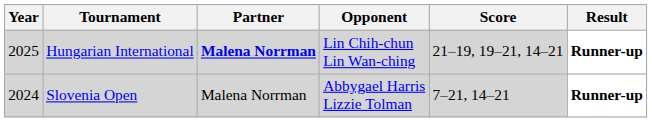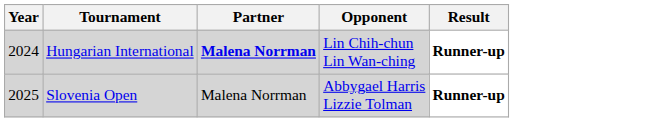- column: (498, 17)
(24, 52) 2025 -> (24, 52) 2024
(24, 95) 2024 -> (24, 95) 2025
